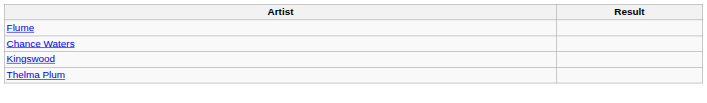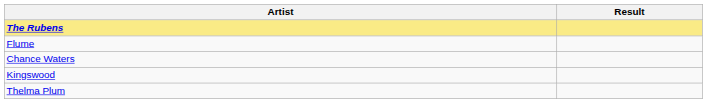+ row: (35, 28)
